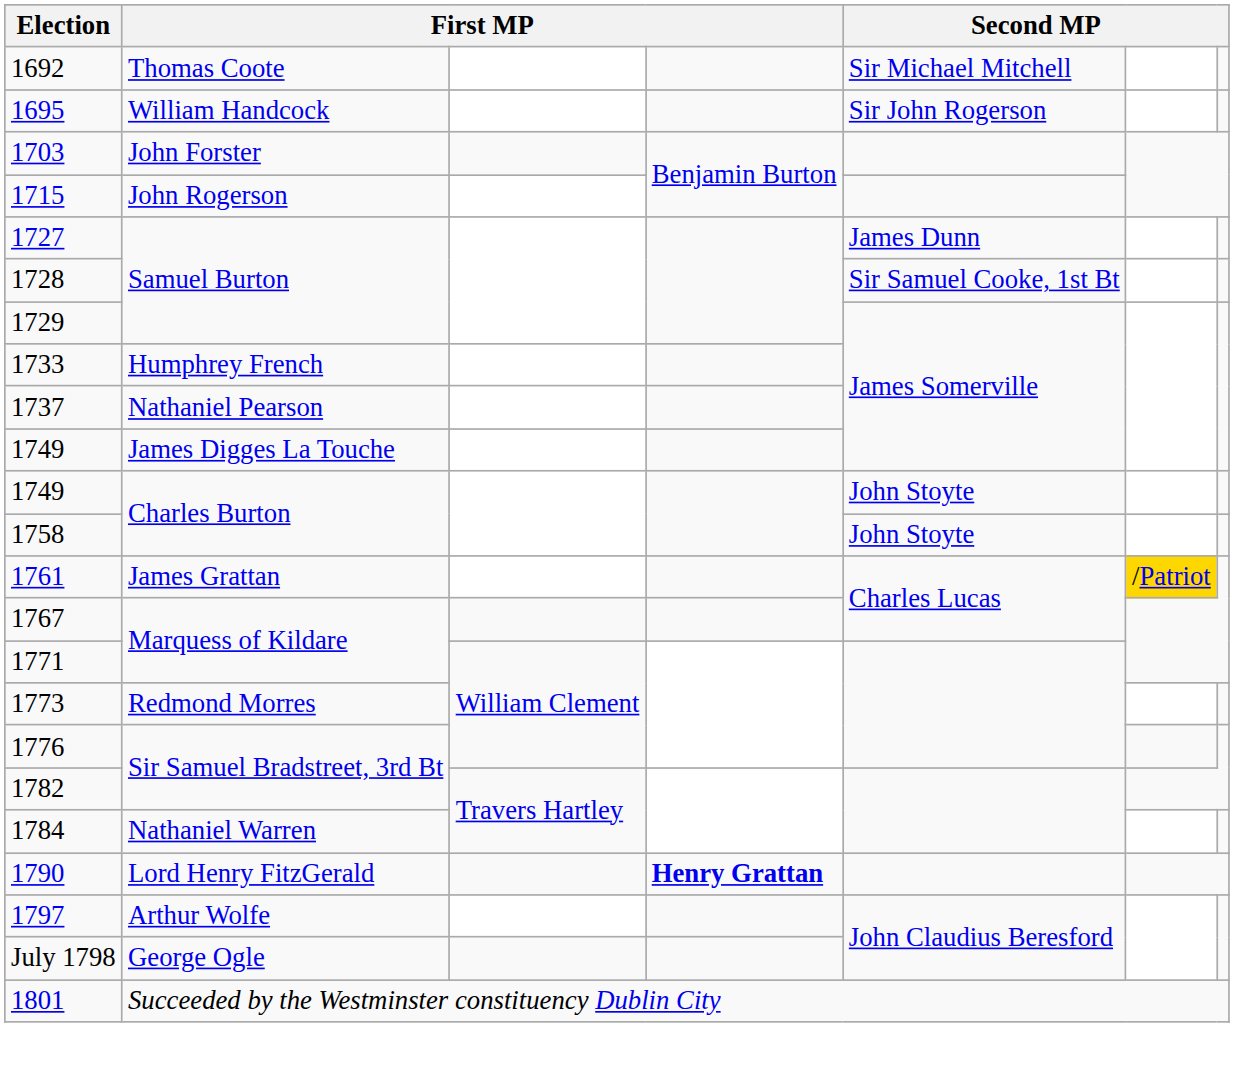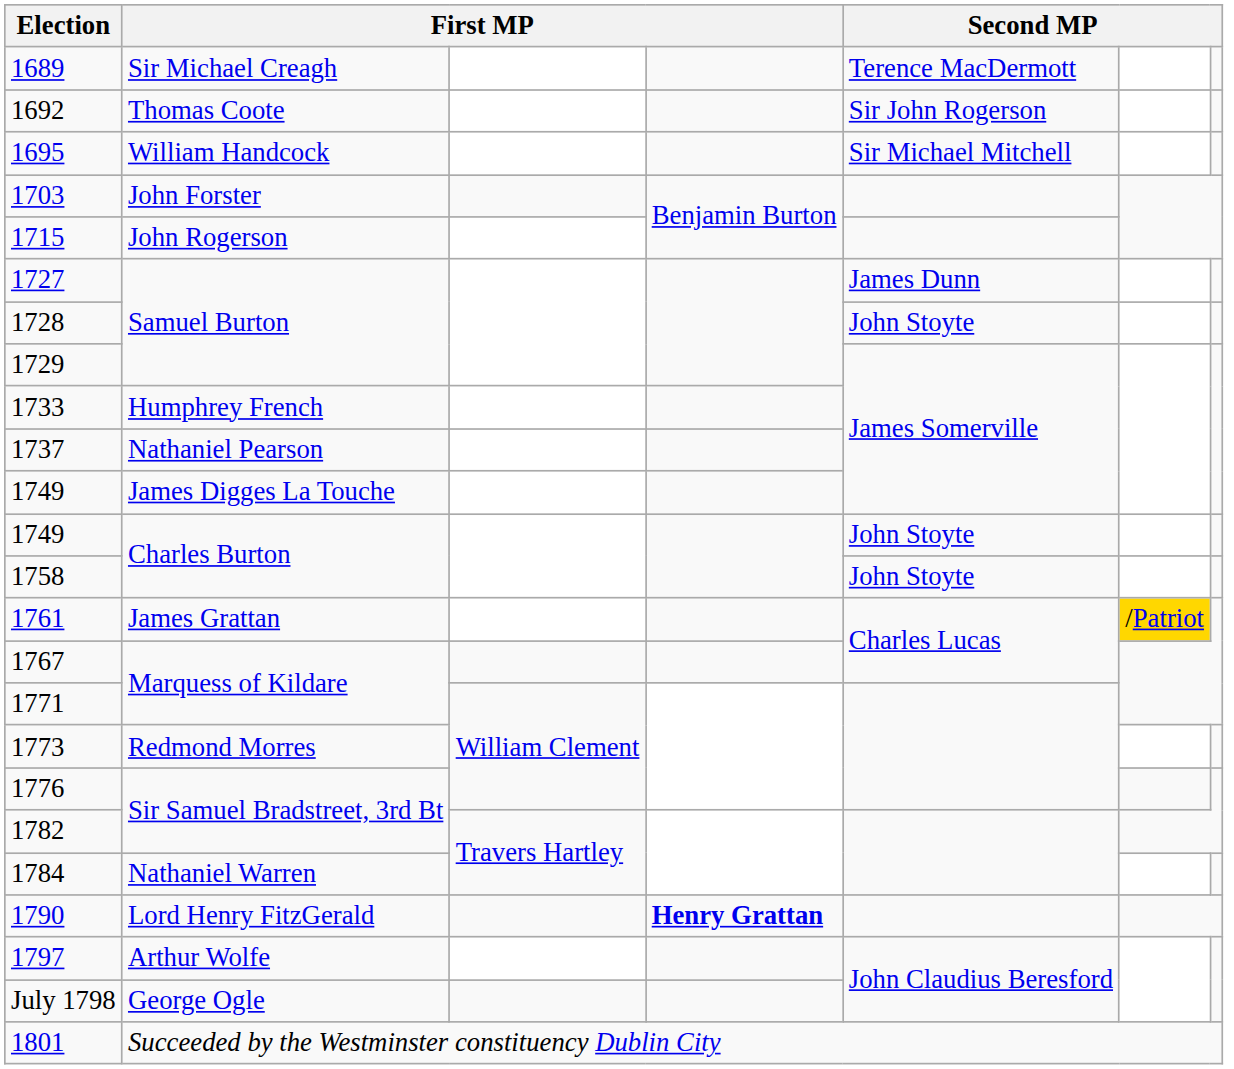+ row: (38, 68)
(960, 68) Sir Michael Mitchell -> (948, 110) Sir John Rogerson
(948, 110) Sir John Rogerson -> (960, 152) Sir Michael Mitchell
(984, 279) Sir Samuel Cooke, 1st Bt -> (912, 322) John Stoyte
